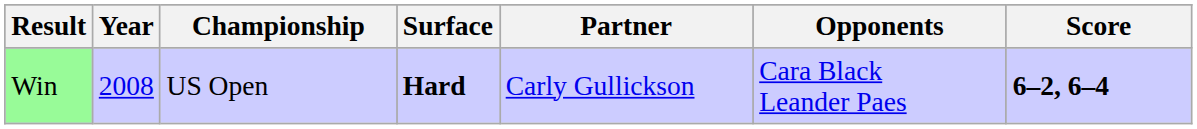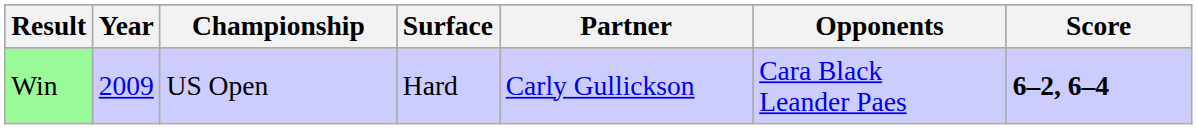(126, 85) 2008 -> (126, 85) 2009
(434, 85) bold -> (430, 85) normal
